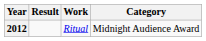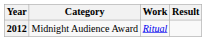columns swapped: (146, 12) <-> (45, 12)
